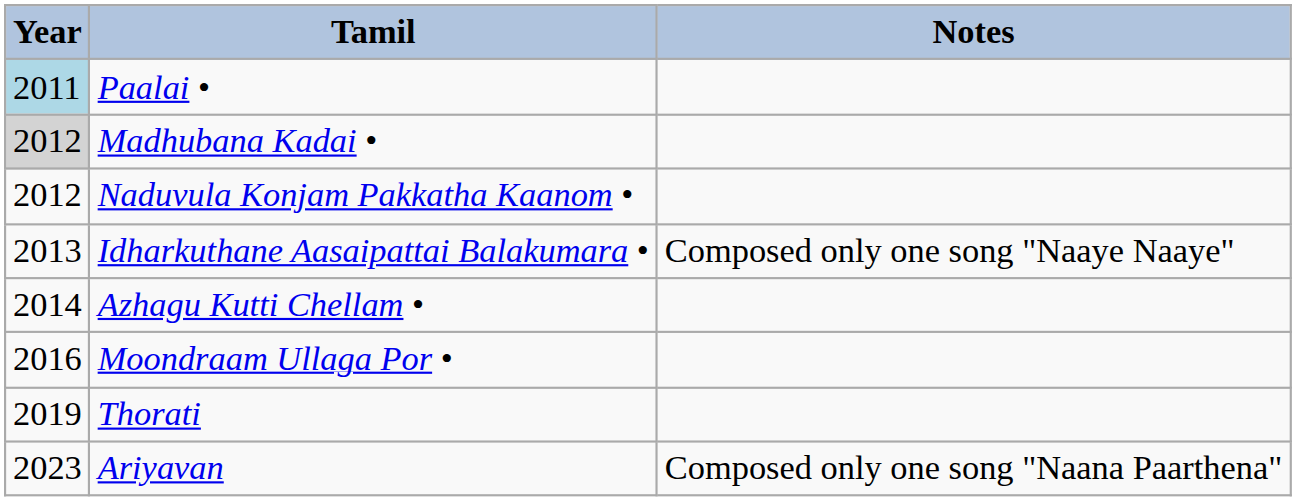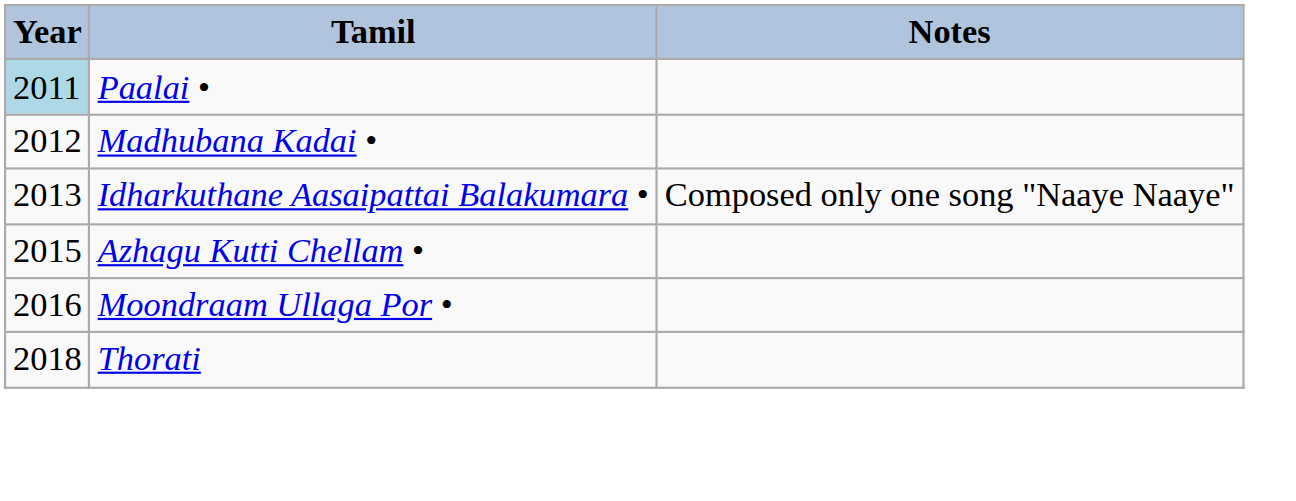(47, 140) lightgrey background -> (47, 140) no background
- row: (366, 195)
(47, 304) 2014 -> (47, 250) 2015
(47, 413) 2019 -> (47, 359) 2018
- row: (161, 468)
